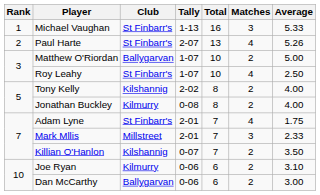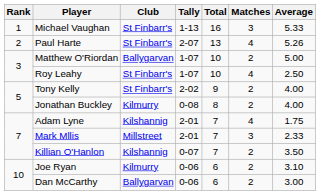(145, 89) Kilshannig -> (147, 89) St Finbarr's
(215, 89) 8 -> (215, 89) 9
(147, 120) St Finbarr's -> (145, 120) Kilshannig
